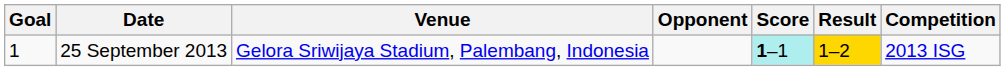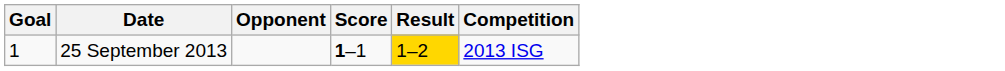- column: (442, 20)
(772, 50) paleturquoise background -> (351, 50) no background
